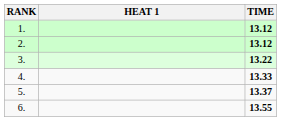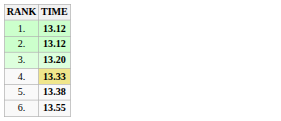- column: (142, 12)
(261, 60) 13.22 -> (54, 60) 13.20
(261, 76) no background -> (54, 76) khaki background
(261, 92) 13.37 -> (54, 92) 13.38
